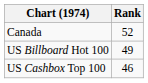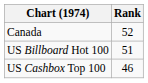(127, 50) 49 -> (127, 50) 51
